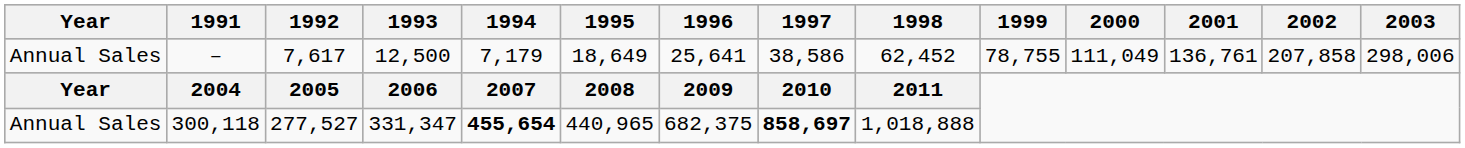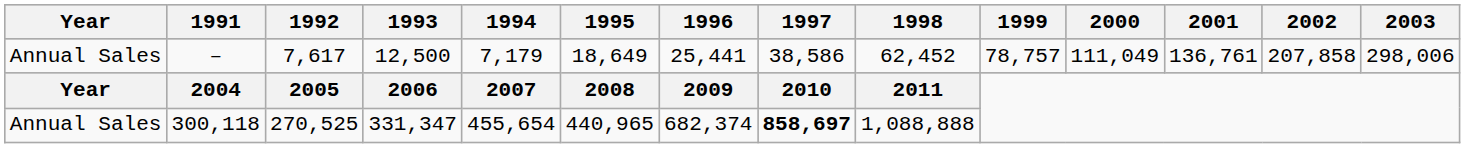(708, 56) 25,641 -> (708, 56) 25,441
(1023, 56) 78,755 -> (1023, 56) 78,757
(314, 125) 277,527 -> (314, 125) 270,525
(511, 125) bold -> (511, 125) normal
(708, 125) 682,375 -> (708, 125) 682,374
(918, 125) 1,018,888 -> (918, 125) 1,088,888
